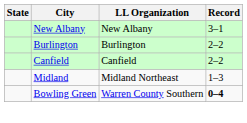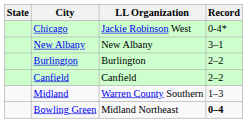+ row: (51, 28)
(140, 77) Midland Northeast -> (152, 93) Warren County Southern
(152, 93) Warren County Southern -> (140, 110) Midland Northeast
